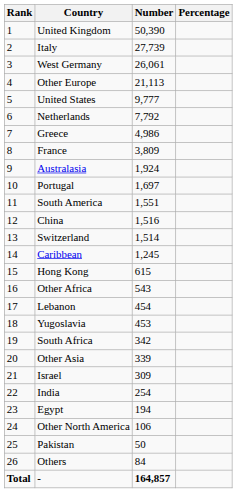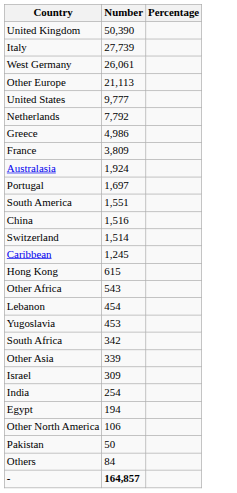- column: (20, 13)
